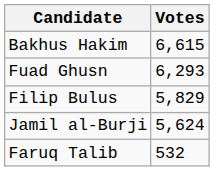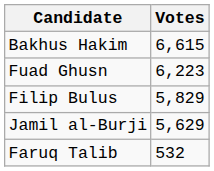(180, 72) 6,293 -> (180, 72) 6,223
(180, 126) 5,624 -> (180, 126) 5,629
